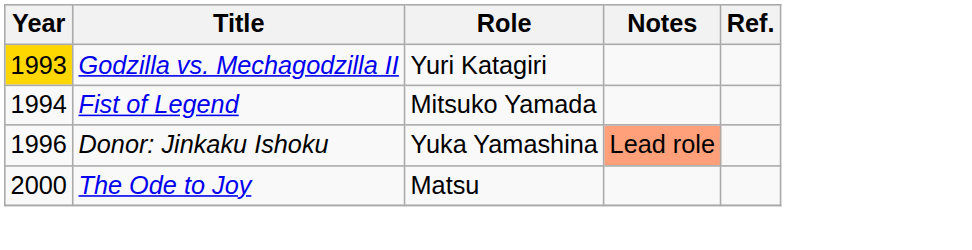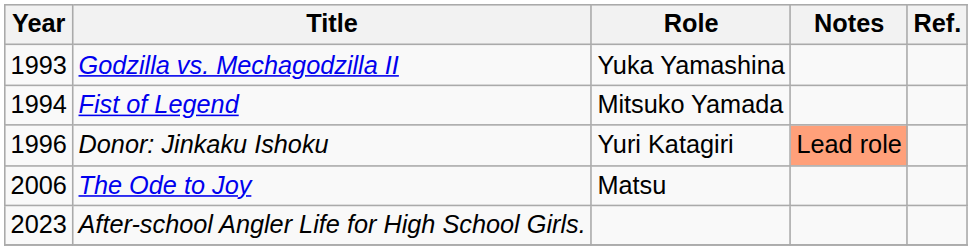(39, 64) gold background -> (39, 64) no background
(479, 64) Yuri Katagiri -> (691, 64) Yuka Yamashina
(504, 144) Yuka Yamashina -> (666, 144) Yuri Katagiri
(39, 184) 2000 -> (39, 184) 2006
+ row: (332, 225)
